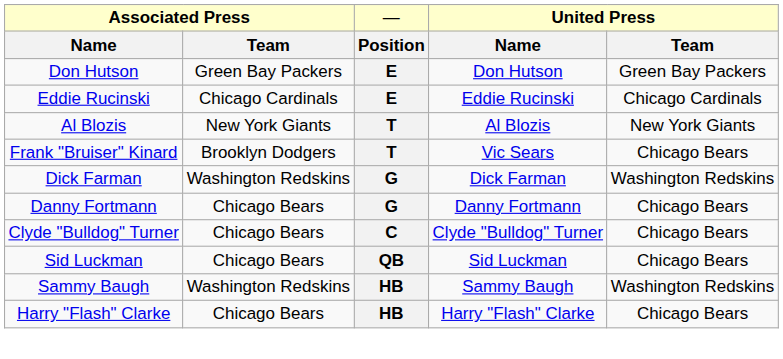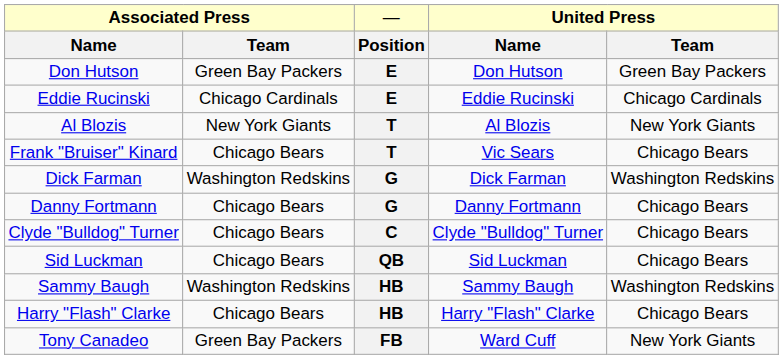(268, 152) Brooklyn Dodgers -> (268, 152) Chicago Bears
+ row: (94, 340)
